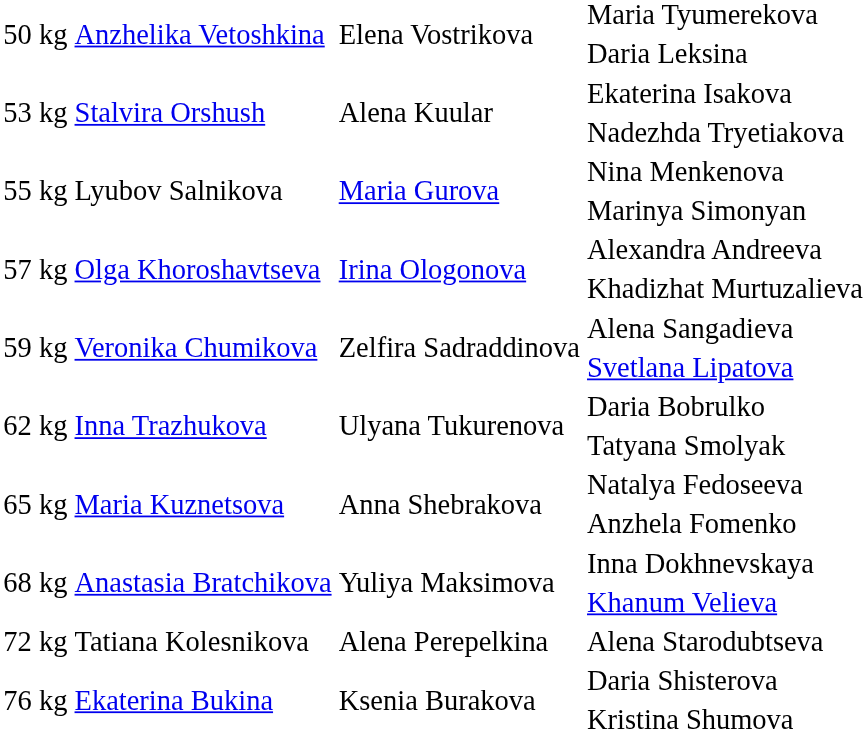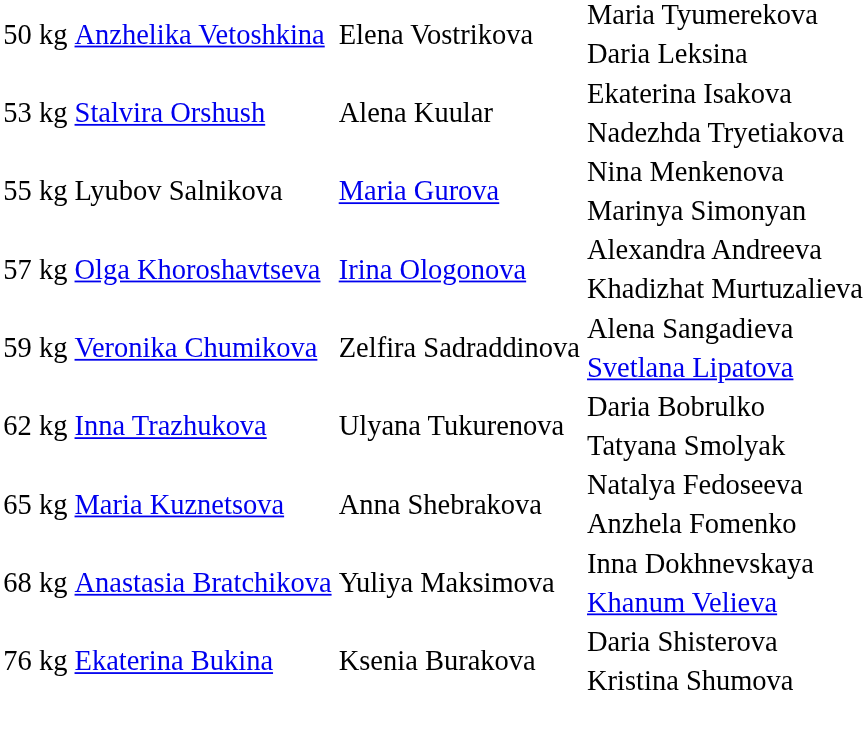- row: (705, 641)
